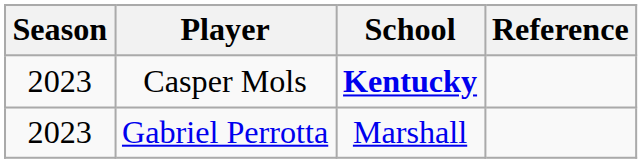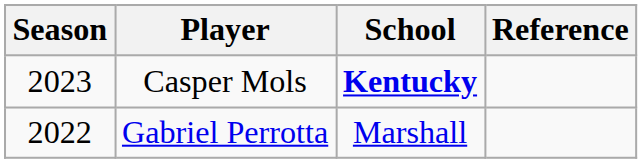(60, 132) 2023 -> (60, 132) 2022
